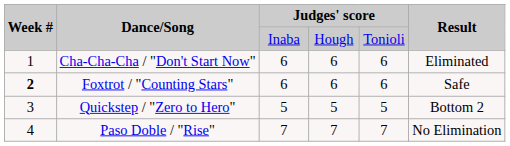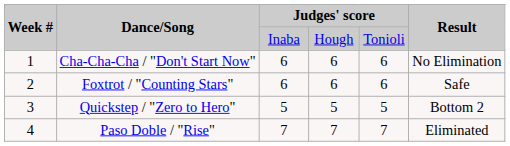(457, 61) Eliminated -> (457, 61) No Elimination
(30, 84) bold -> (30, 84) normal
(457, 130) No Elimination -> (457, 130) Eliminated
